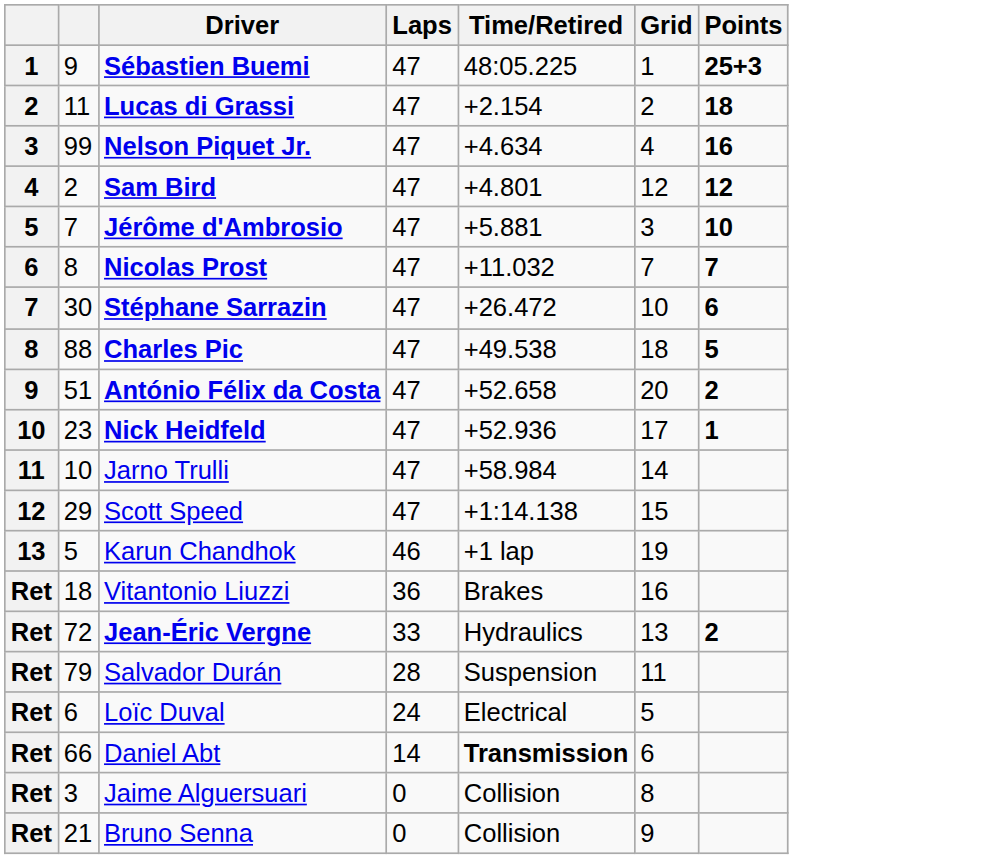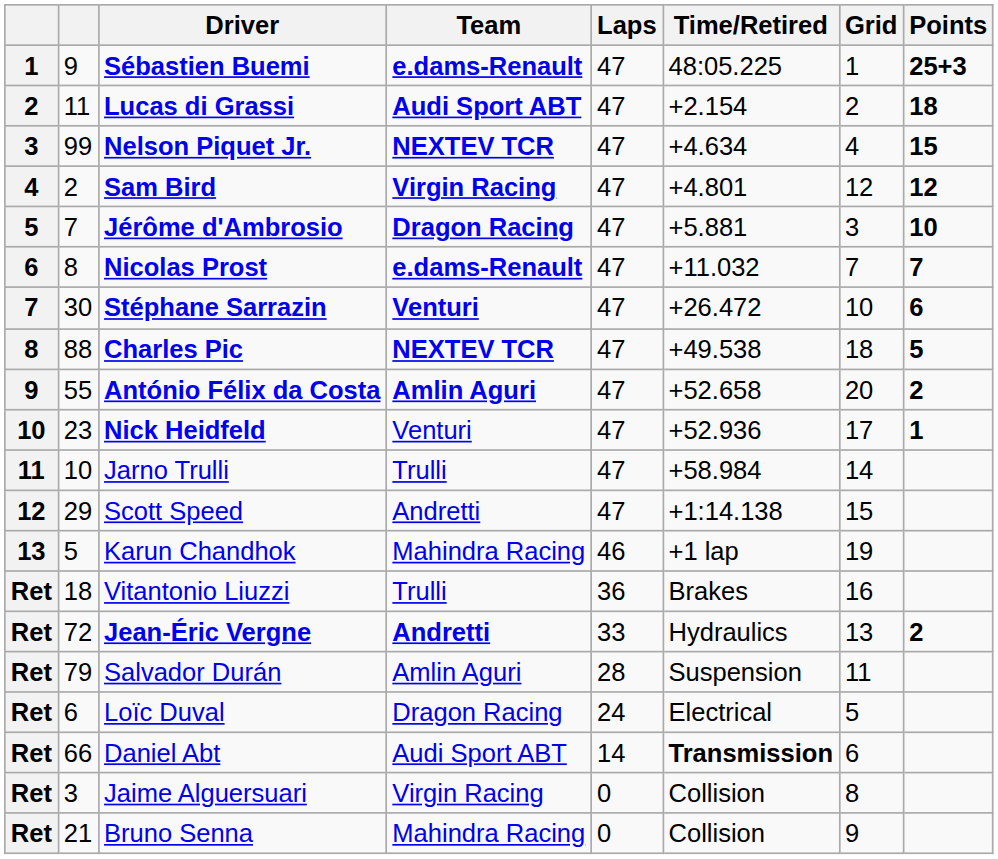+ column: (489, 25)
(719, 147) 16 -> (923, 147) 15
(78, 389) 51 -> (78, 389) 55
